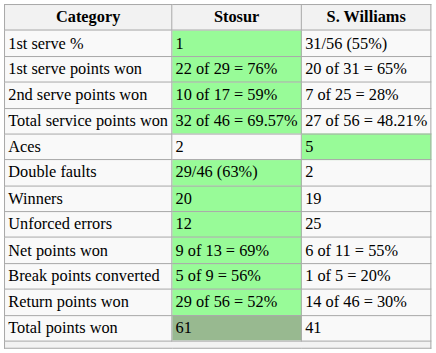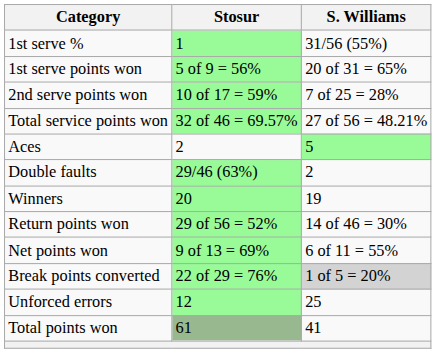(226, 69) 22 of 29 = 76% -> (218, 69) 5 of 9 = 56%
rows swapped: (60, 224) <-> (69, 302)
(218, 276) 5 of 9 = 56% -> (226, 276) 22 of 29 = 76%
(348, 276) no background -> (348, 276) lightgrey background
